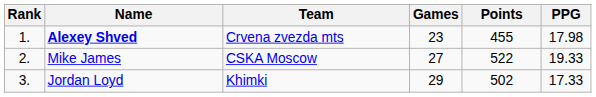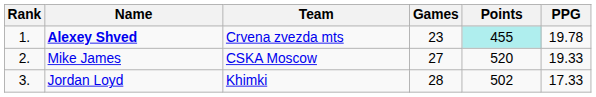(502, 37) no background -> (502, 37) paleturquoise background
(566, 37) 17.98 -> (566, 37) 19.78
(502, 59) 522 -> (502, 59) 520
(436, 80) 29 -> (436, 80) 28
